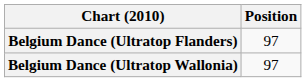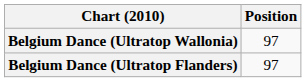rows swapped: (123, 40) <-> (123, 64)
